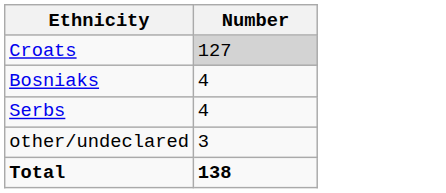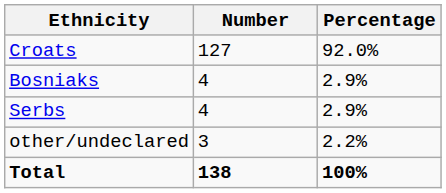+ column: (380, 20)
(215, 50) lightgrey background -> (215, 50) no background
